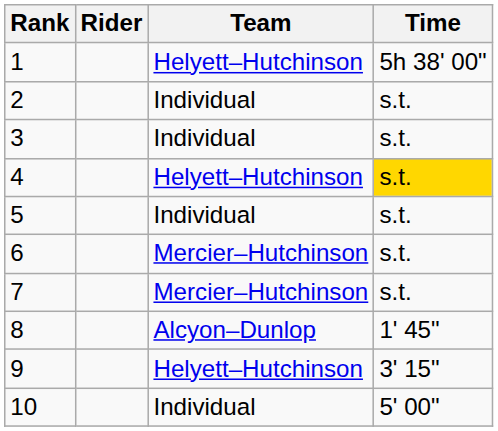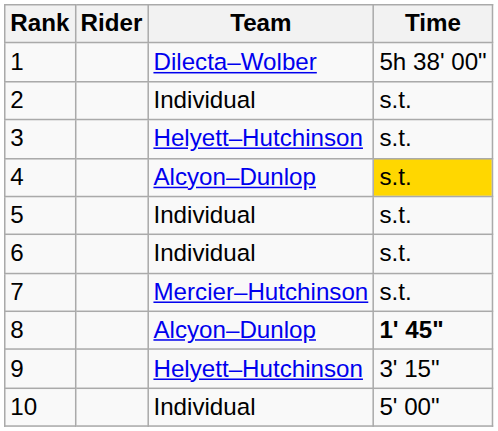(258, 61) Helyett–Hutchinson -> (235, 61) Dilecta–Wolber
(204, 138) Individual -> (258, 138) Helyett–Hutchinson
(258, 176) Helyett–Hutchinson -> (235, 176) Alcyon–Dunlop
(261, 253) Mercier–Hutchinson -> (204, 253) Individual
(410, 330) normal -> (412, 330) bold
